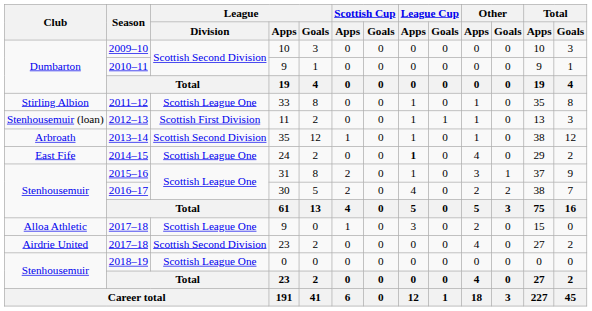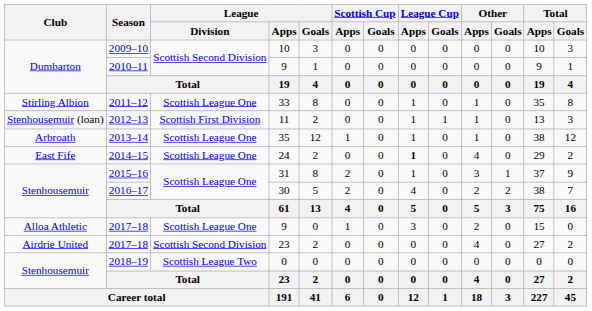(210, 137) Scottish Second Division -> (210, 137) Scottish League One
(210, 262) Scottish League One -> (210, 262) Scottish League Two
